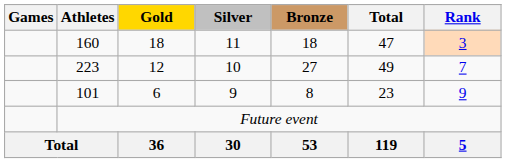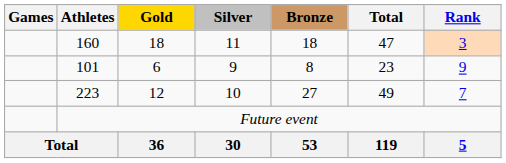rows swapped: (88, 93) <-> (88, 68)
